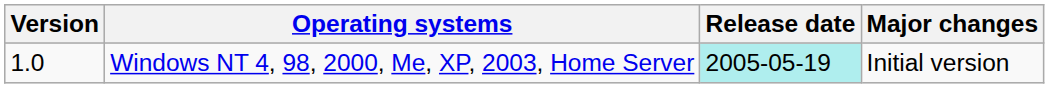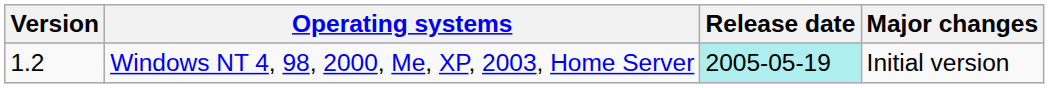(27, 62) 1.0 -> (27, 62) 1.2
